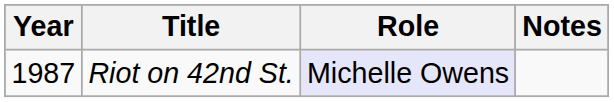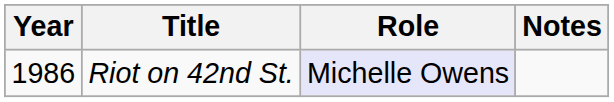(43, 72) 1987 -> (43, 72) 1986
